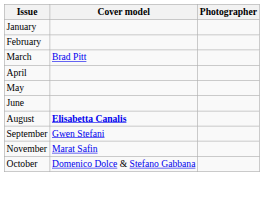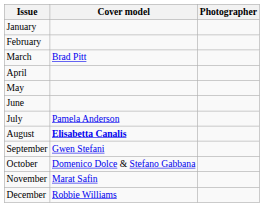+ row: (15, 118)
rows swapped: (22, 164) <-> (27, 149)
+ row: (26, 194)
